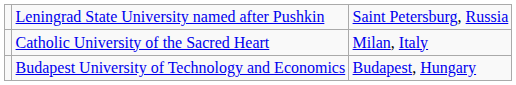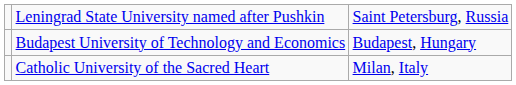rows swapped: (180, 67) <-> (142, 42)
